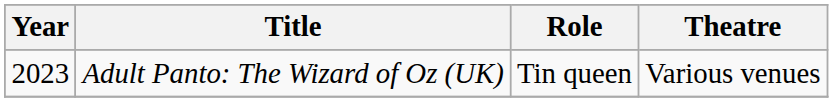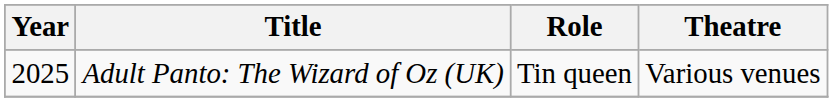(40, 73) 2023 -> (40, 73) 2025
